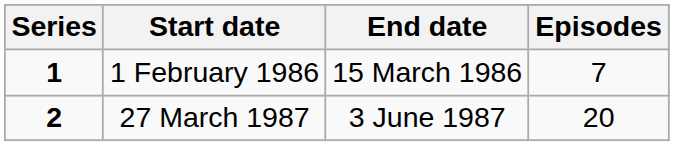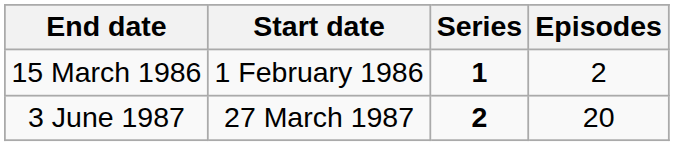columns swapped: (54, 27) <-> (427, 27)
(599, 72) 7 -> (599, 72) 2
